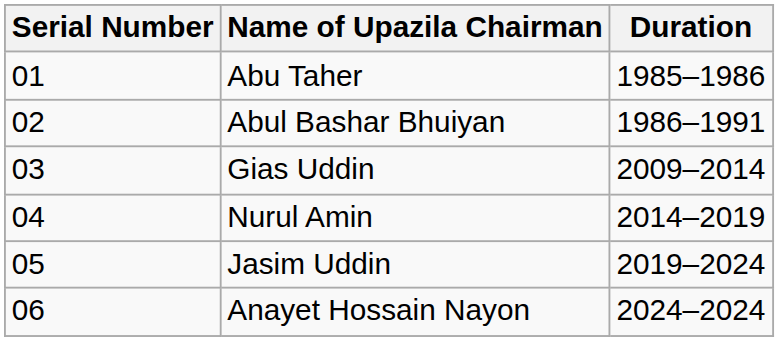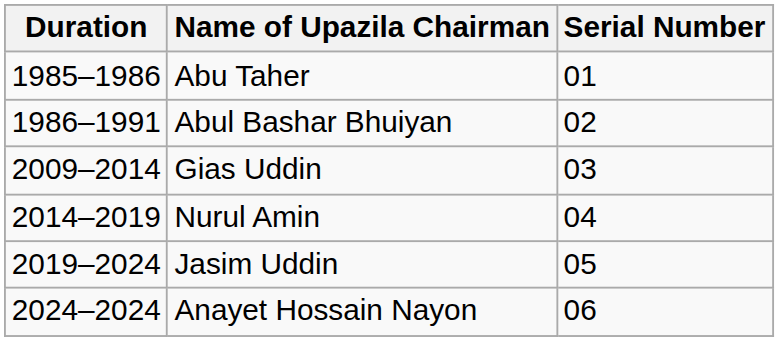columns swapped: (113, 28) <-> (691, 28)
